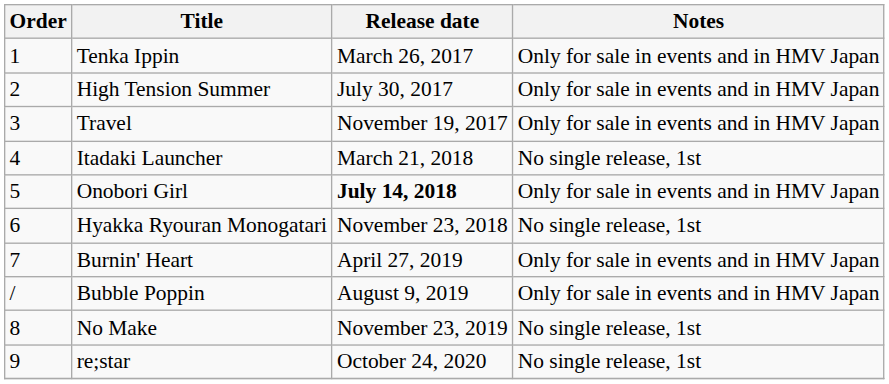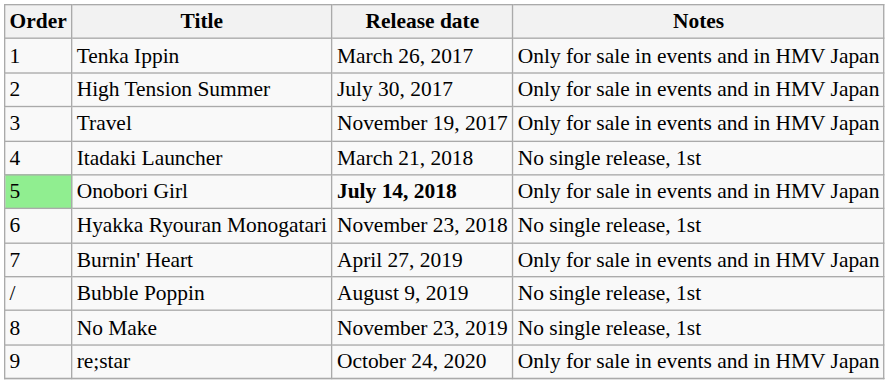(15, 191) no background -> (15, 191) lightgreen background
(699, 293) Only for sale in events and in HMV Japan -> (609, 293) No single release, 1st
(609, 361) No single release, 1st -> (699, 361) Only for sale in events and in HMV Japan
